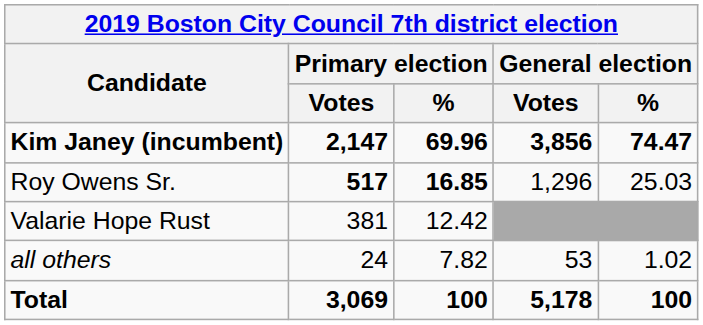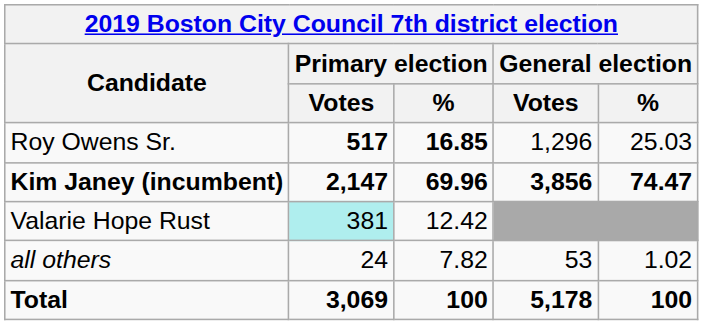rows swapped: (147, 142) <-> (93, 181)
(367, 220) no background -> (367, 220) paleturquoise background
